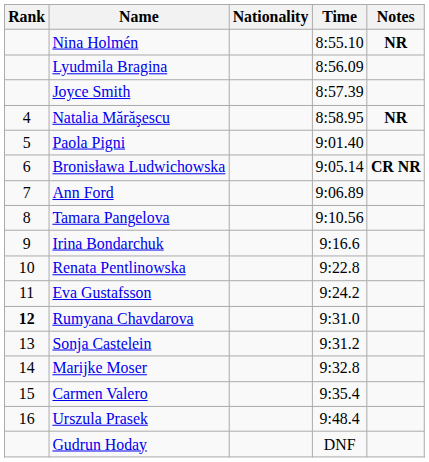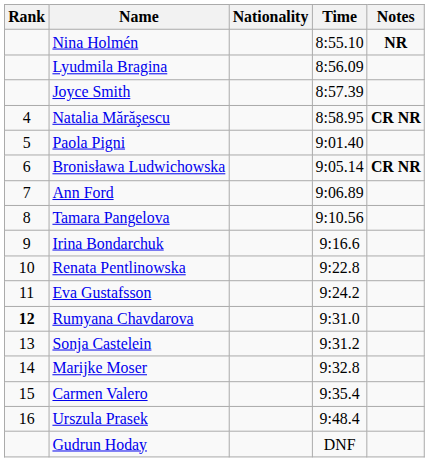(396, 117) NR -> (396, 117) CR NR
